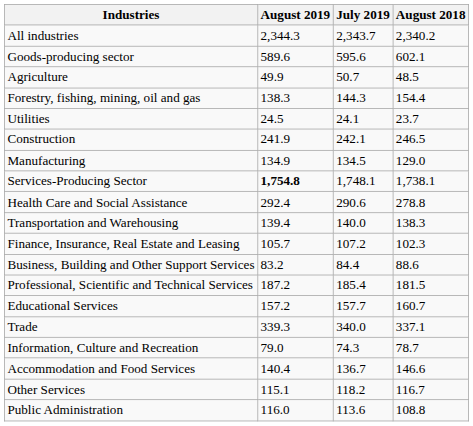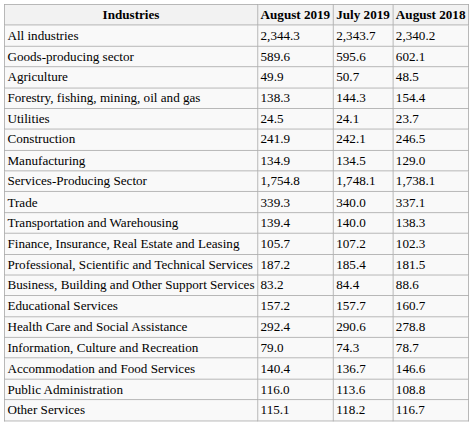(280, 181) bold -> (280, 181) normal
rows swapped: (23, 327) <-> (97, 202)
rows swapped: (130, 285) <-> (131, 264)
rows swapped: (46, 389) <-> (65, 410)
